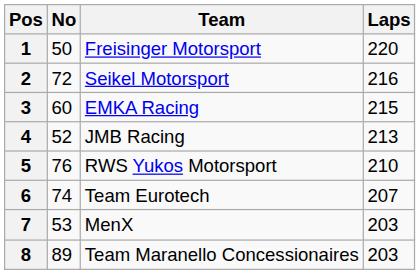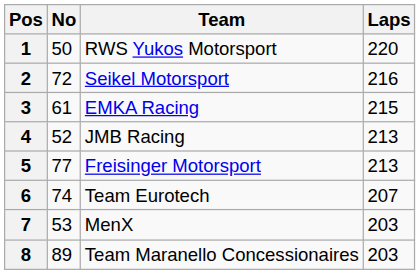(173, 49) Freisinger Motorsport -> (181, 49) RWS Yukos Motorsport
(62, 108) 60 -> (62, 108) 61
(62, 166) 76 -> (62, 166) 77
(181, 166) RWS Yukos Motorsport -> (173, 166) Freisinger Motorsport
(383, 166) 210 -> (383, 166) 213
